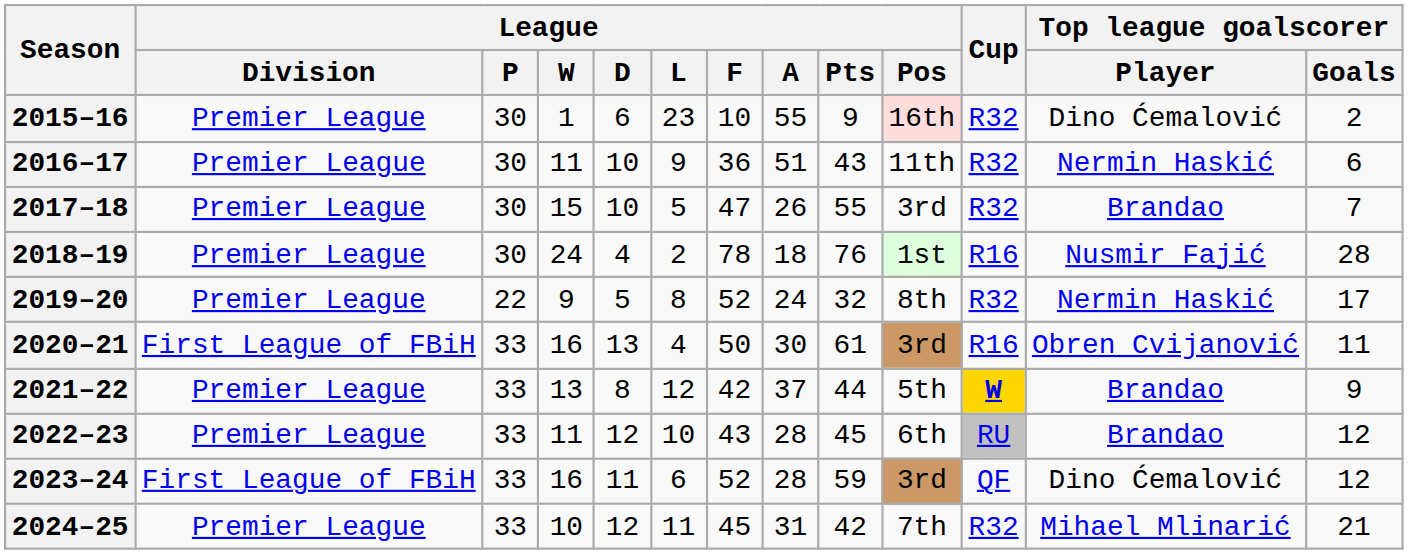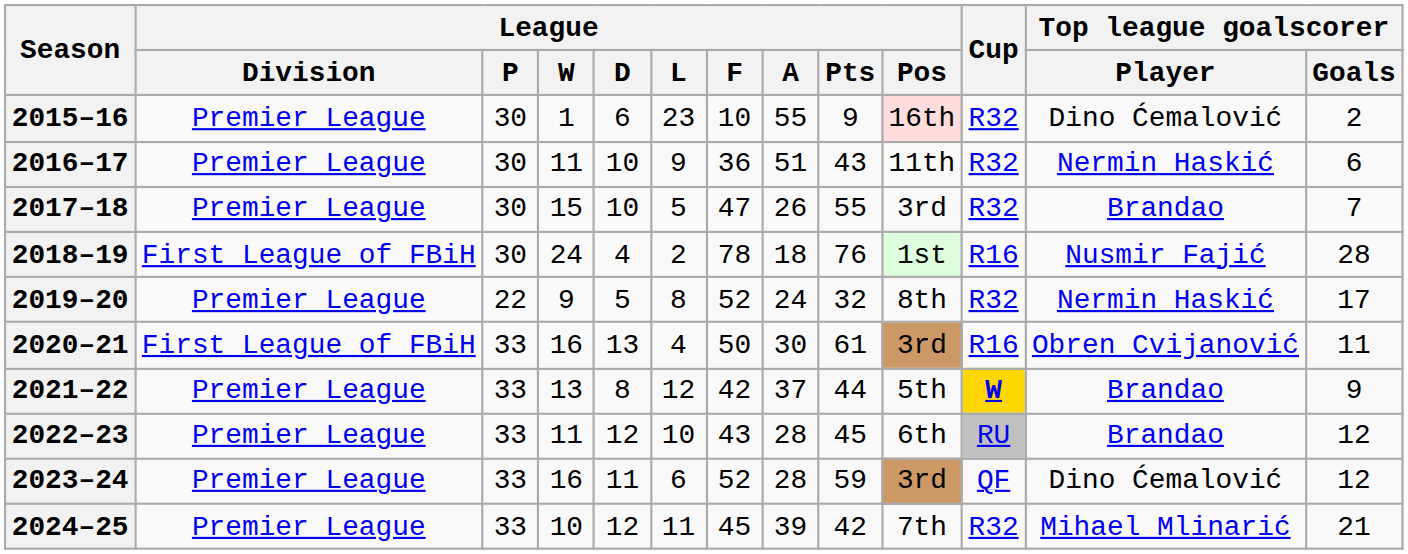(309, 254) Premier League -> (309, 254) First League of FBiH
(309, 481) First League of FBiH -> (309, 481) Premier League
(791, 526) 31 -> (791, 526) 39
